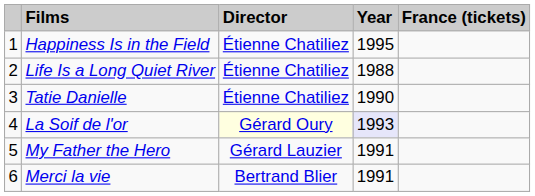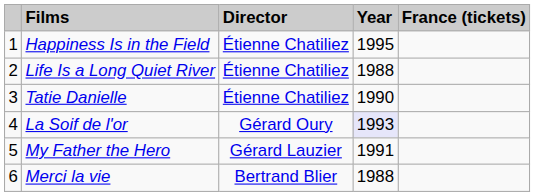(286, 124) lightyellow background -> (286, 124) no background
(375, 177) 1991 -> (375, 177) 1988
